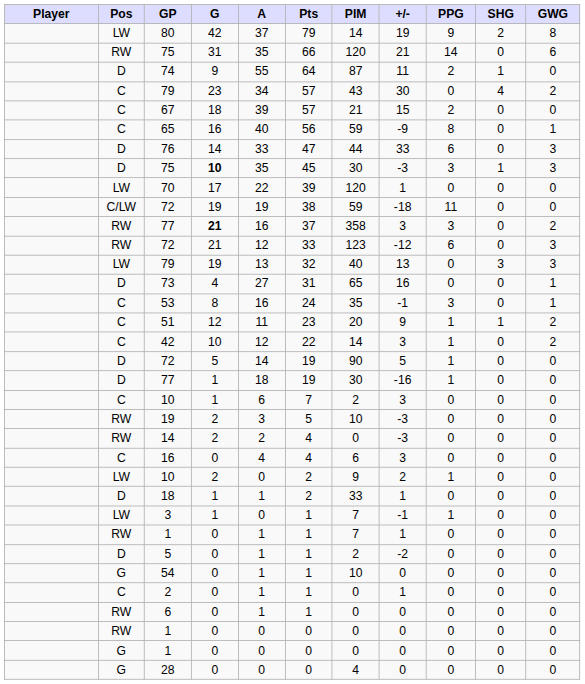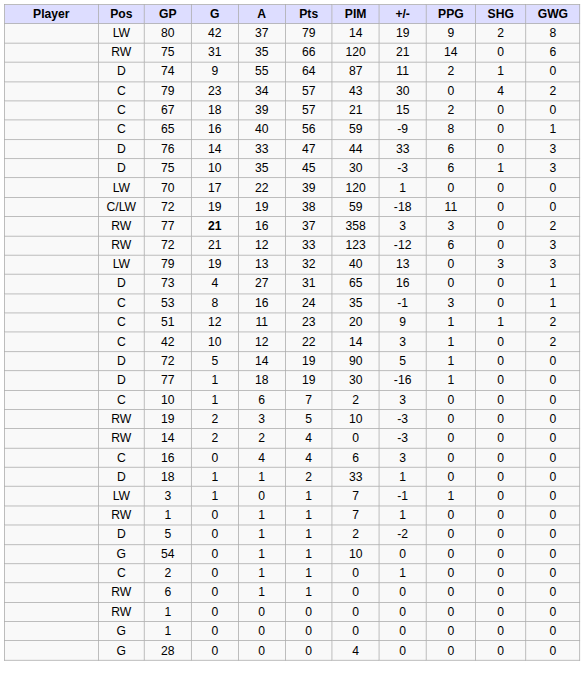(215, 168) bold -> (215, 168) normal
(451, 168) 3 -> (451, 168) 6
- row: (121, 476)
